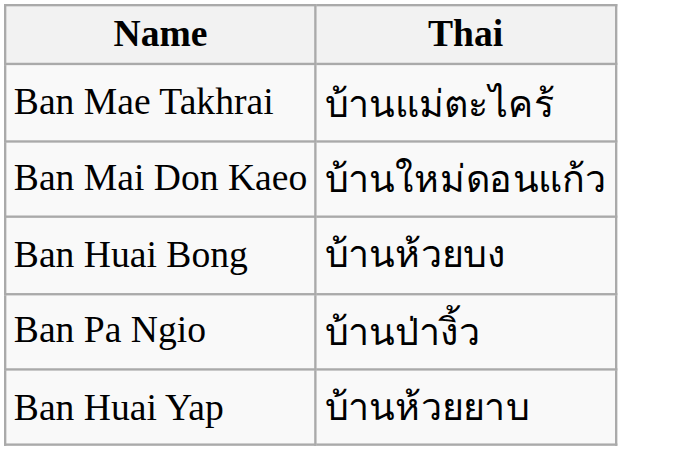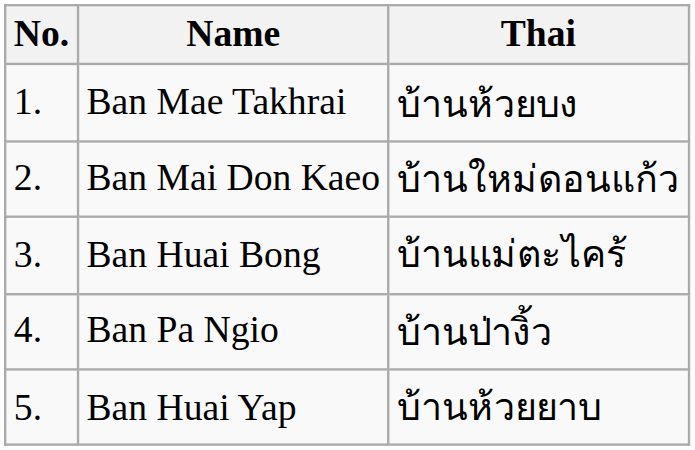+ column: (42, 34)
(440, 103) บ้านแม่ตะไคร้ -> (488, 103) บ้านห้วยบง
(415, 255) บ้านห้วยบง -> (512, 255) บ้านแม่ตะไคร้
